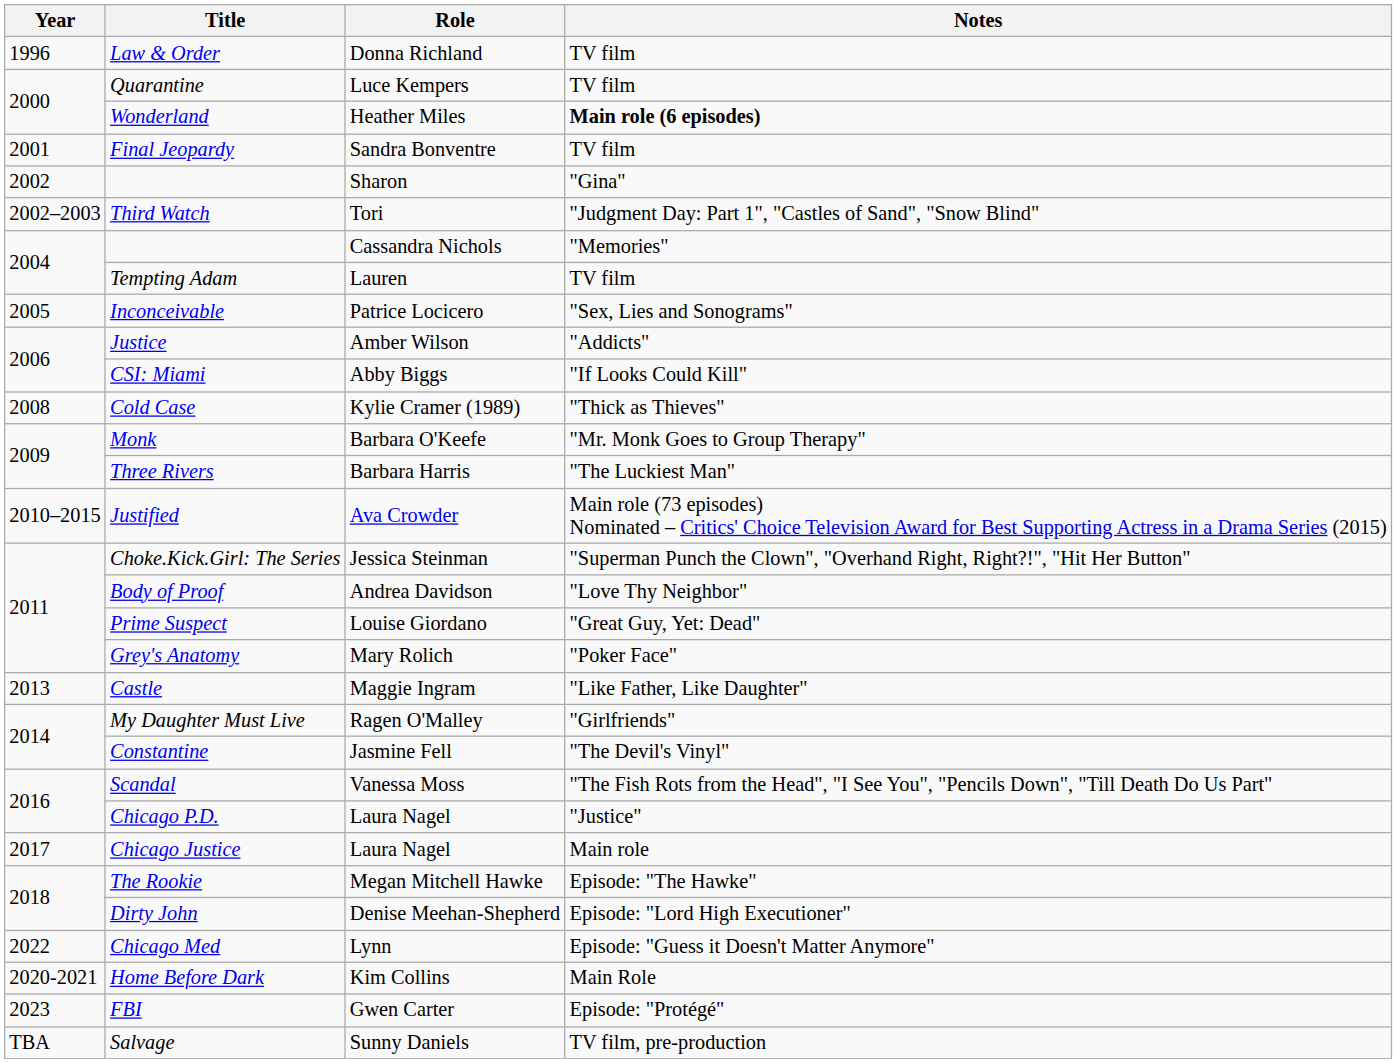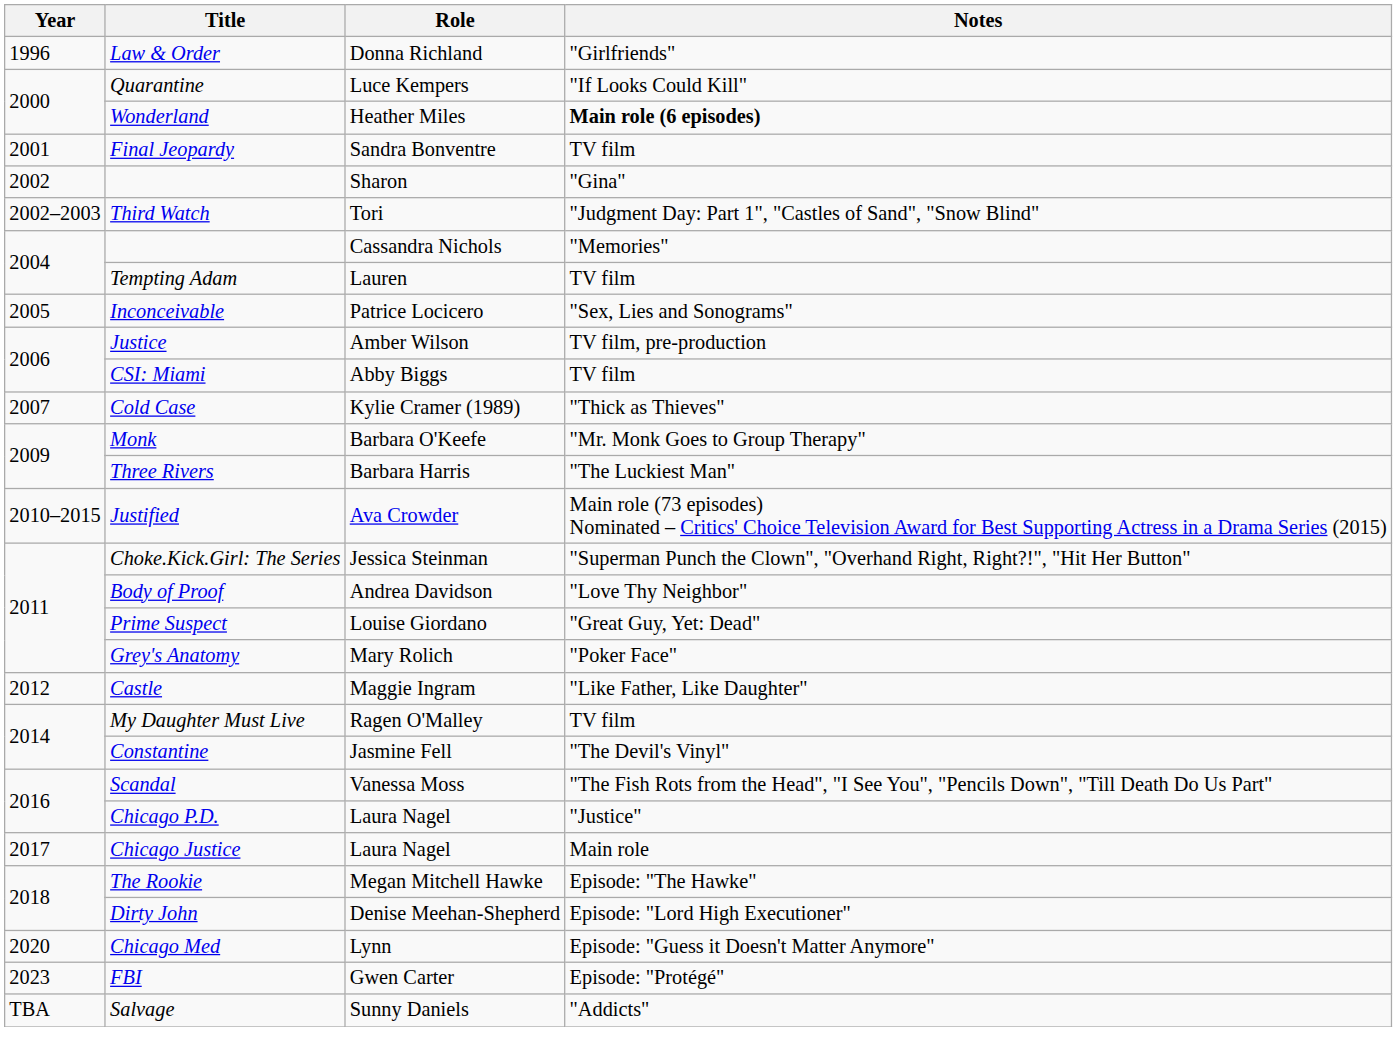(602, 52) TV film -> (622, 52) "Girlfriends"
(602, 85) TV film -> (658, 85) "If Looks Could Kill"
(609, 342) "Addicts" -> (668, 342) TV film, pre-production
(658, 375) "If Looks Could Kill" -> (602, 375) TV film
(30, 407) 2008 -> (30, 407) 2007
(30, 687) 2013 -> (30, 687) 2012
(622, 720) "Girlfriends" -> (602, 720) TV film
(30, 945) 2022 -> (30, 945) 2020
- row: (187, 978)
(668, 1042) TV film, pre-production -> (609, 1010) "Addicts"
